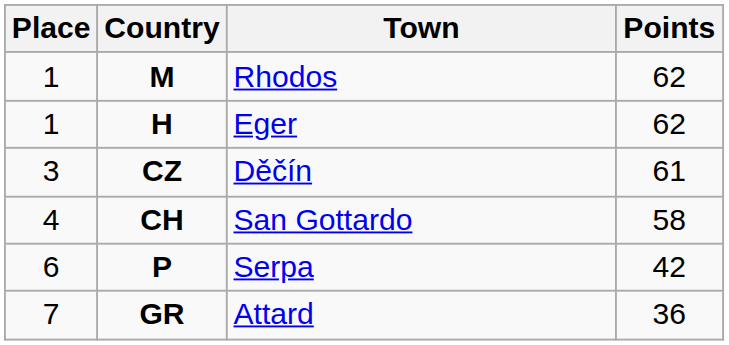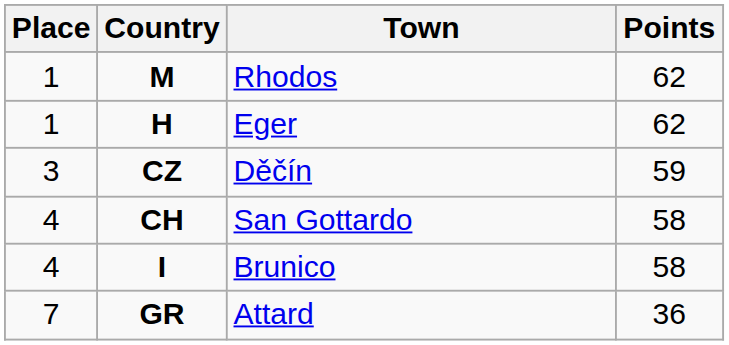(669, 171) 61 -> (669, 171) 59
+ row: (285, 266)
- row: (274, 266)
